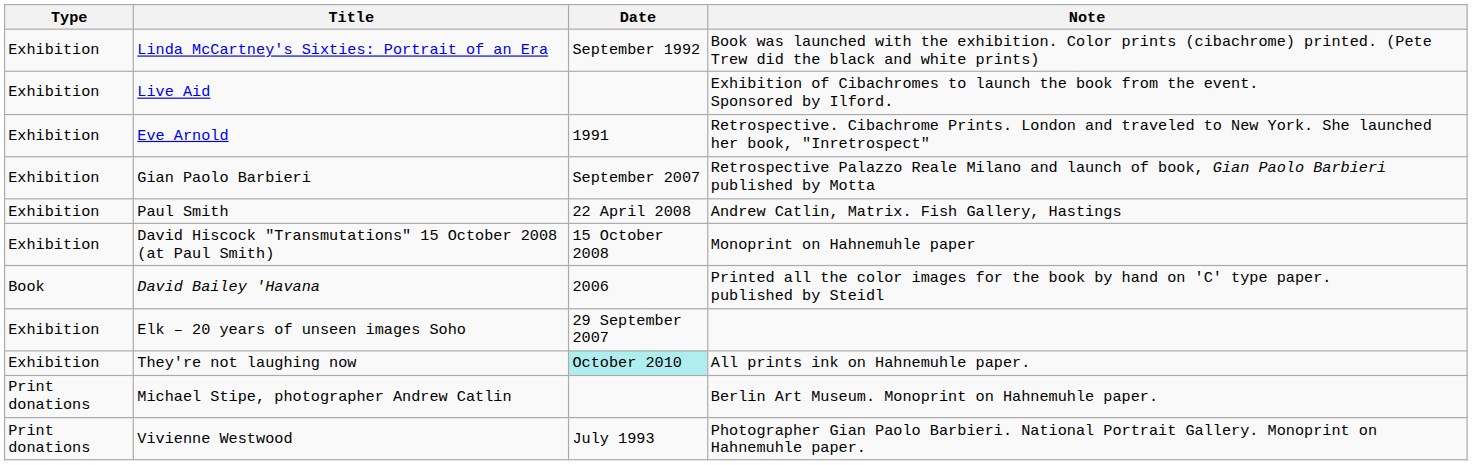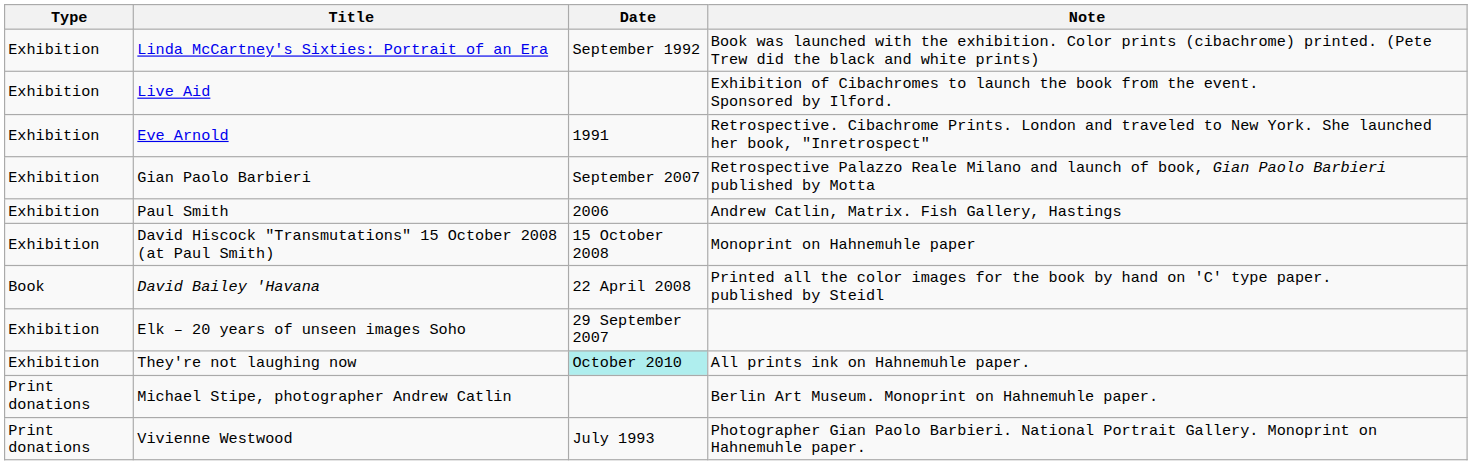(632, 211) 22 April 2008 -> (591, 211) 2006
(591, 287) 2006 -> (632, 287) 22 April 2008
